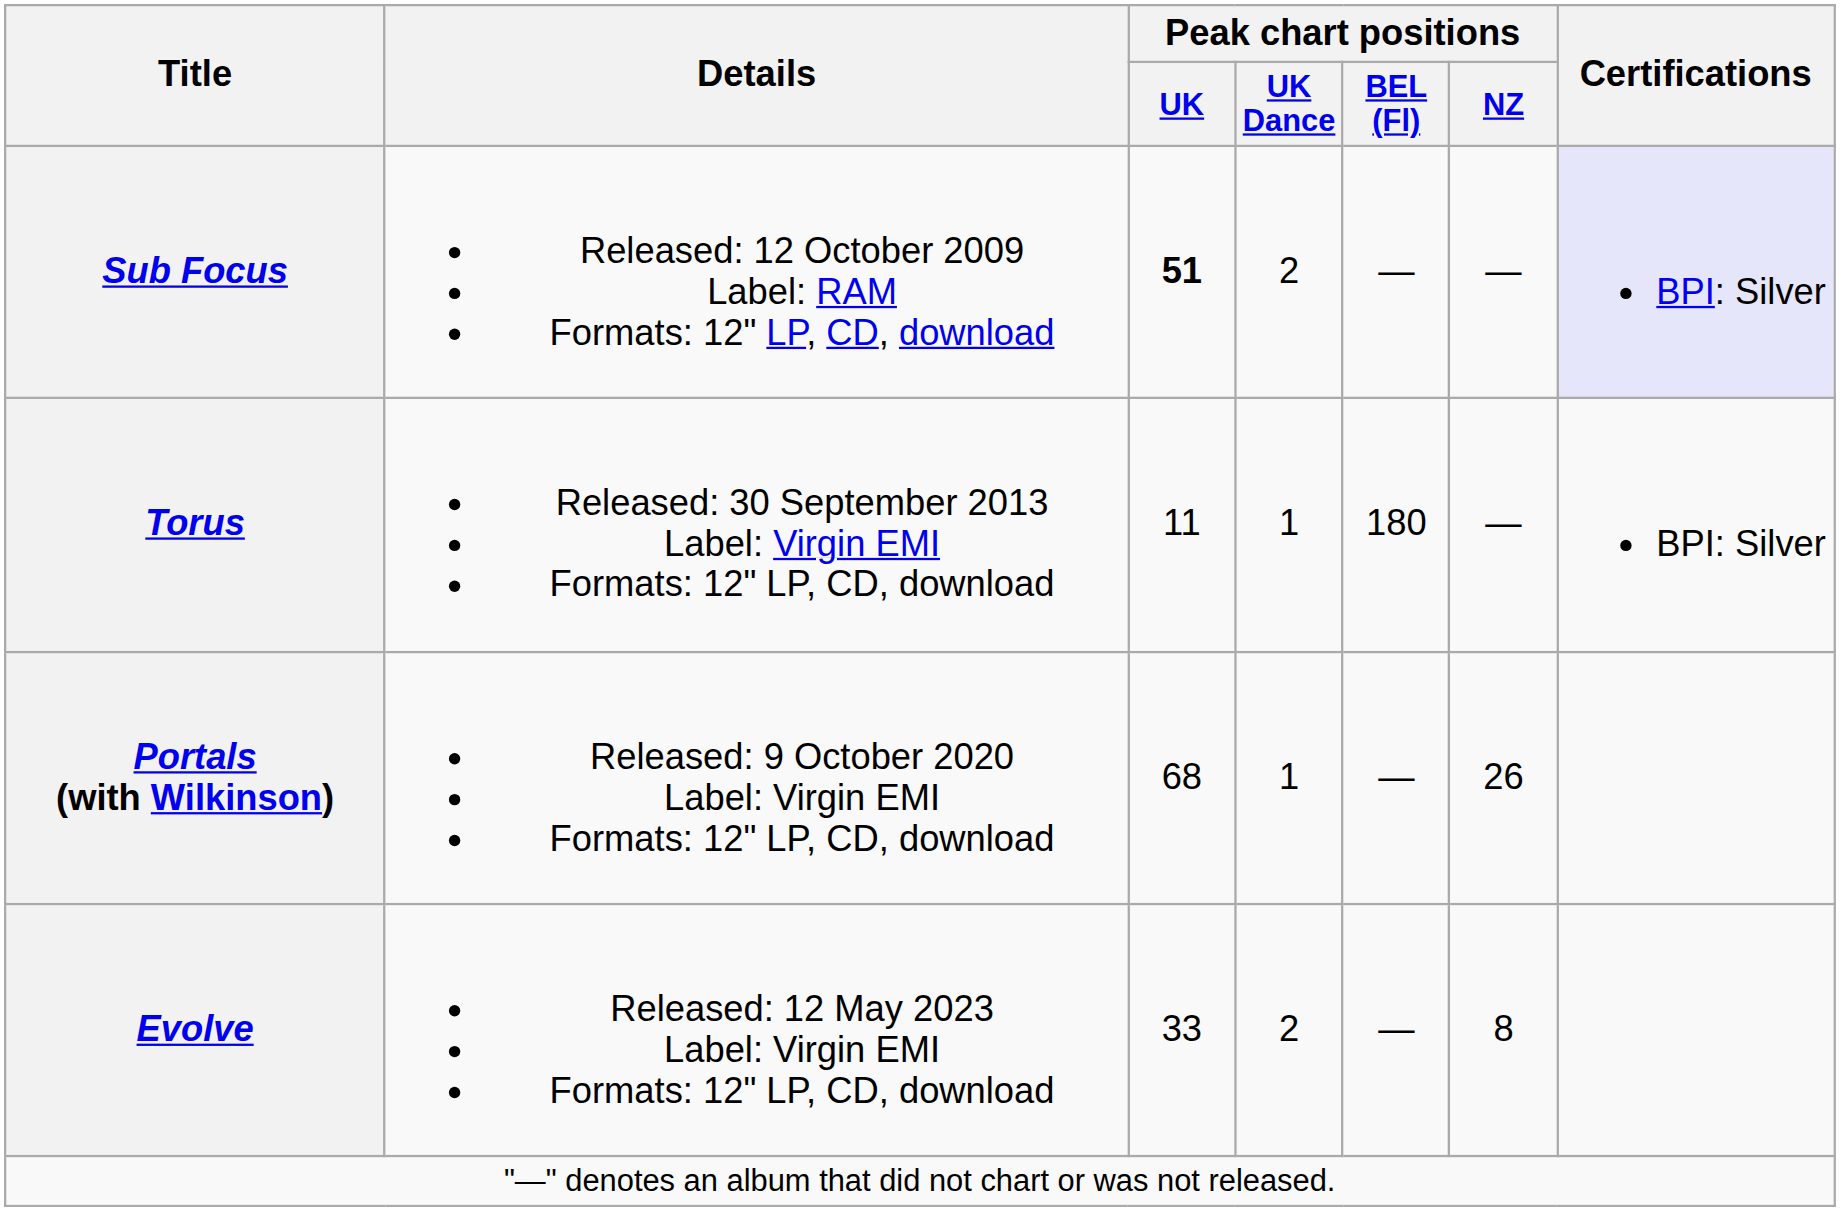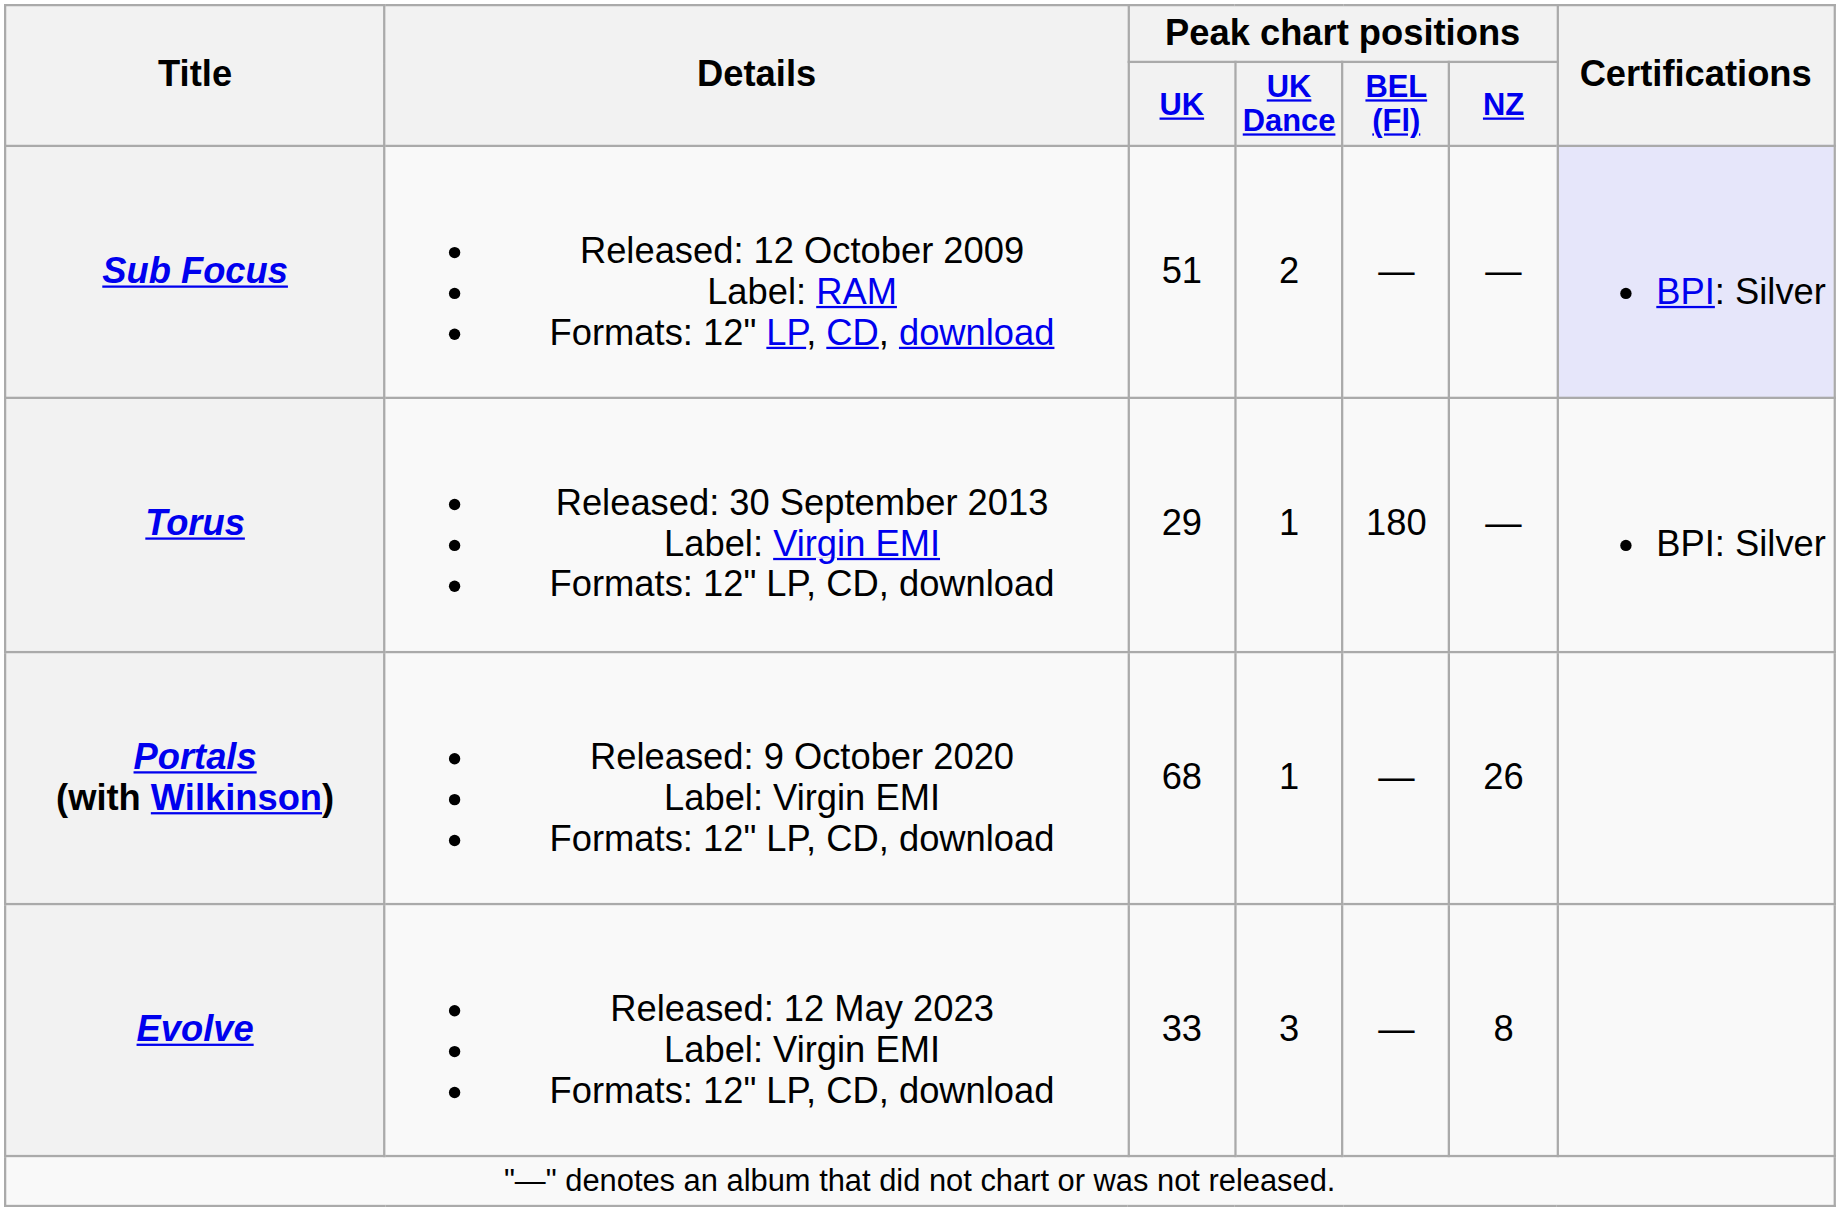(1182, 271) bold -> (1182, 271) normal
(1182, 524) 11 -> (1182, 524) 29
(1289, 1029) 2 -> (1289, 1029) 3
